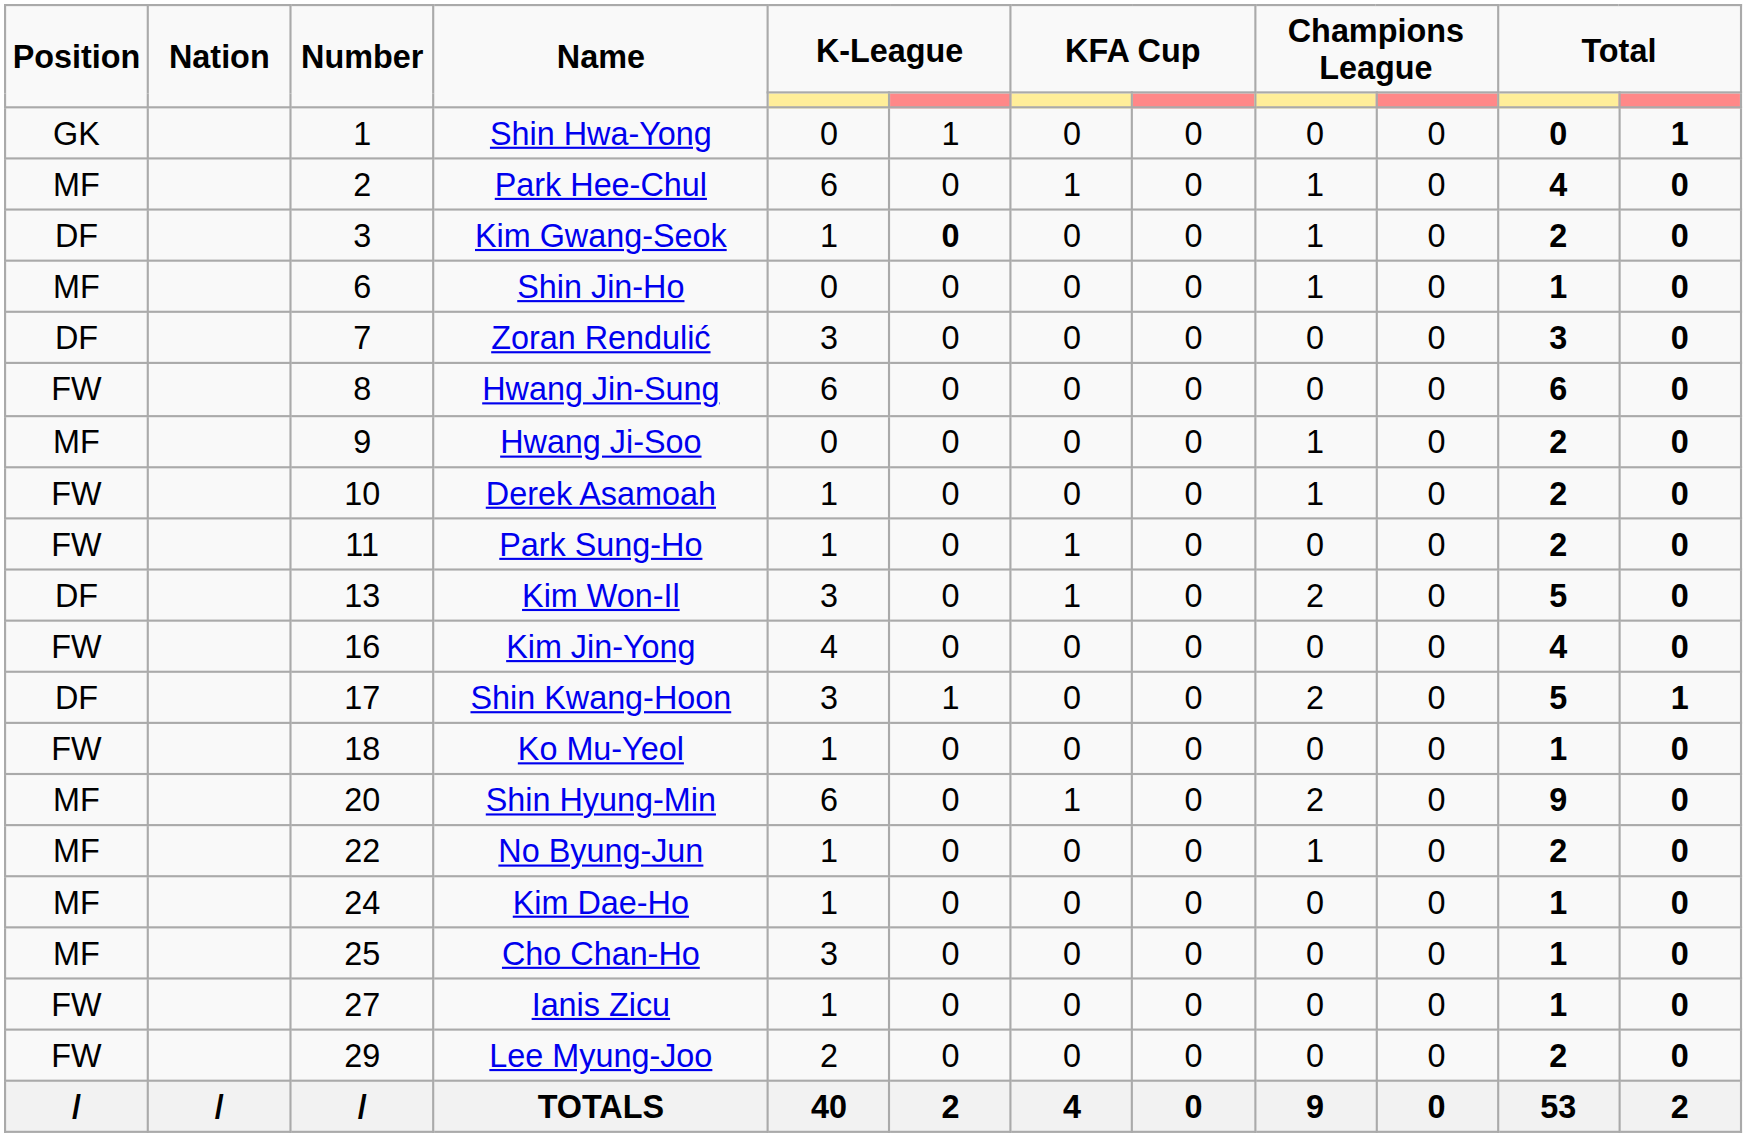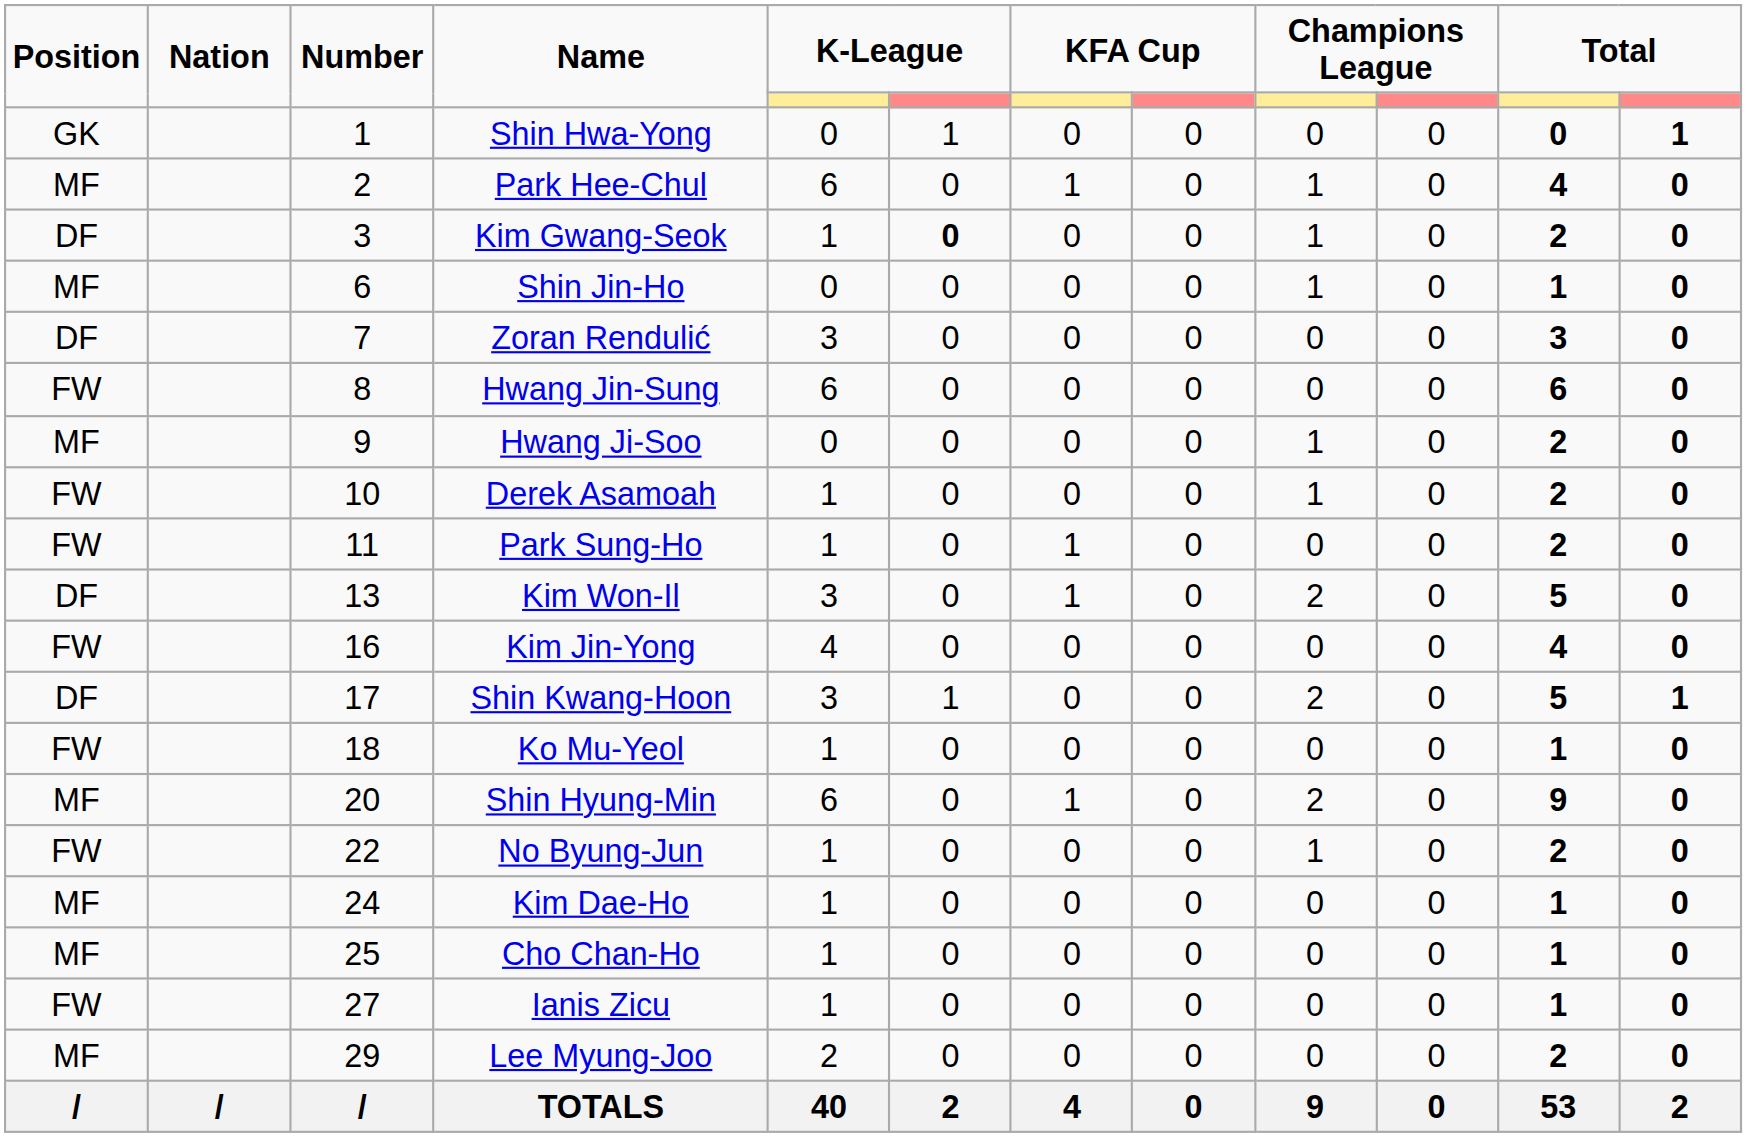(76, 851) MF -> (76, 851) FW
(829, 953) 3 -> (829, 953) 1
(76, 1056) FW -> (76, 1056) MF
